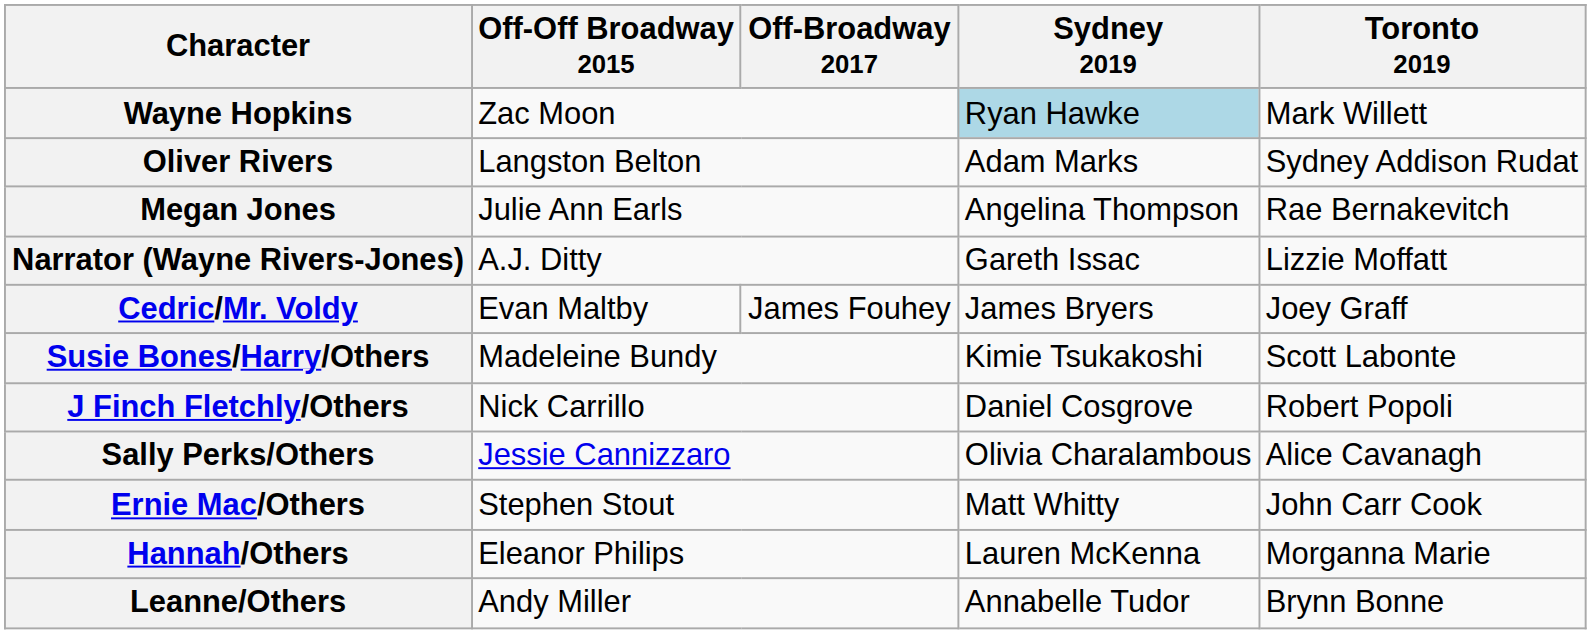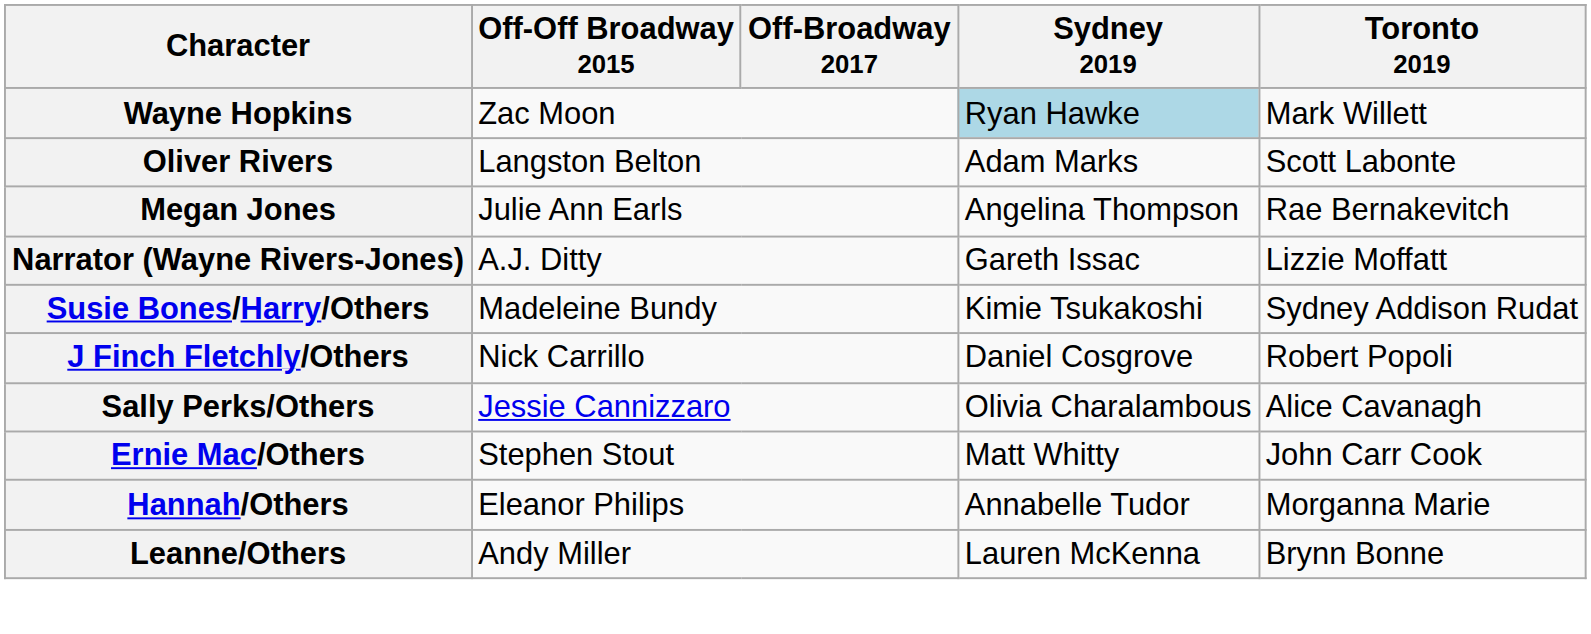(1422, 161) Sydney Addison Rudat -> (1361, 161) Scott Labonte
- row: (238, 308)
(1361, 357) Scott Labonte -> (1422, 308) Sydney Addison Rudat
(1082, 553) Lauren McKenna -> (1077, 504) Annabelle Tudor
(1077, 602) Annabelle Tudor -> (1082, 553) Lauren McKenna
